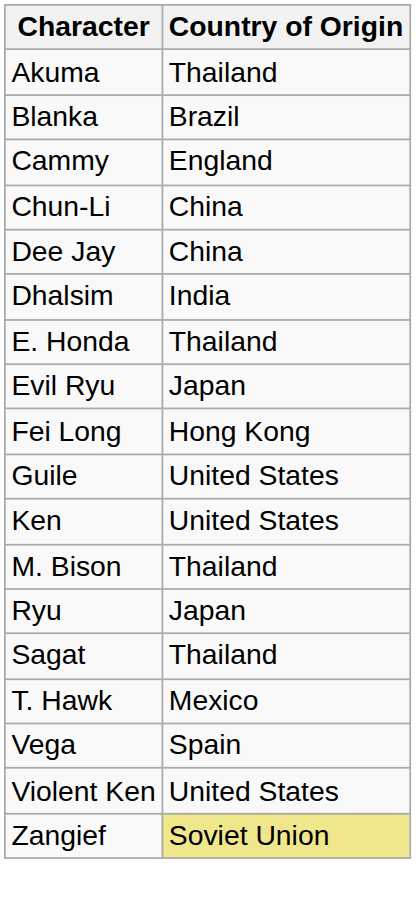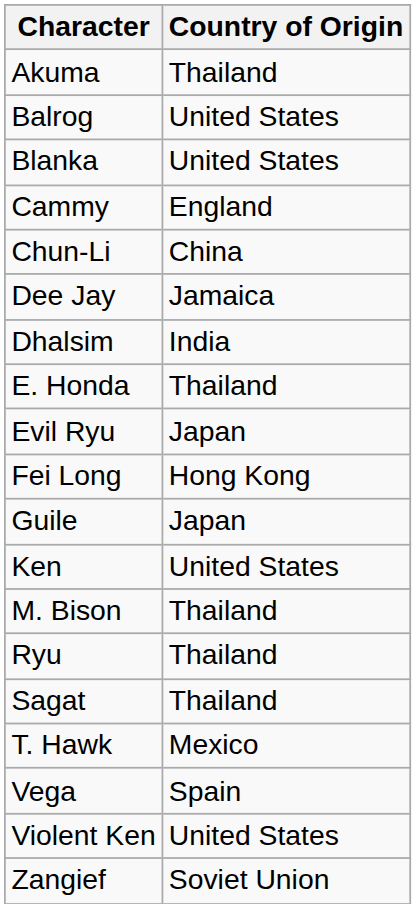+ row: (52, 116)
(204, 116) Brazil -> (254, 161) United States
(206, 251) China -> (222, 296) Jamaica
(254, 476) United States -> (207, 521) Japan
(207, 610) Japan -> (223, 655) Thailand
(249, 835) khaki background -> (249, 880) no background
